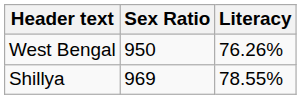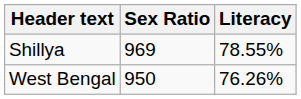rows swapped: (37, 79) <-> (62, 49)
